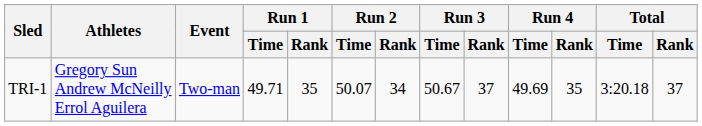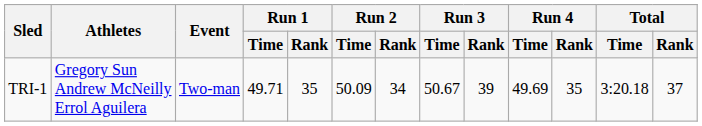(354, 89) 50.07 -> (354, 89) 50.09
(486, 89) 37 -> (486, 89) 39
